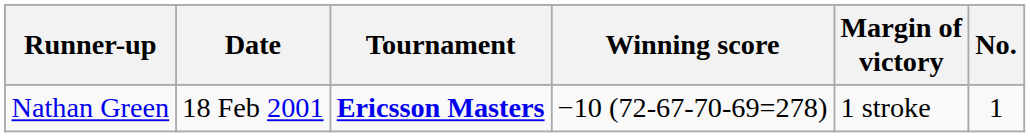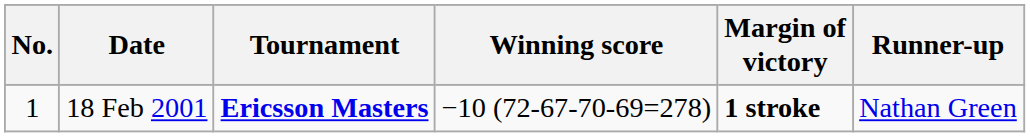columns swapped: (996, 44) <-> (90, 44)
(886, 108) normal -> (772, 108) bold
